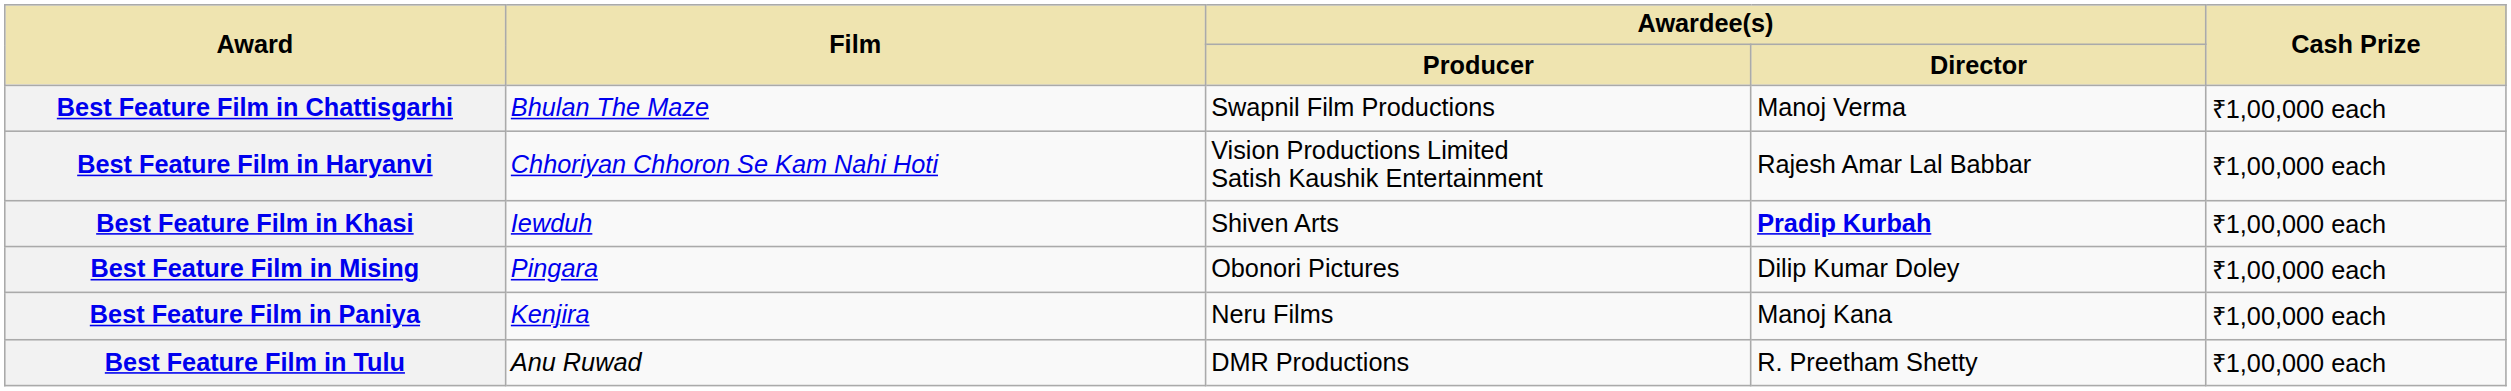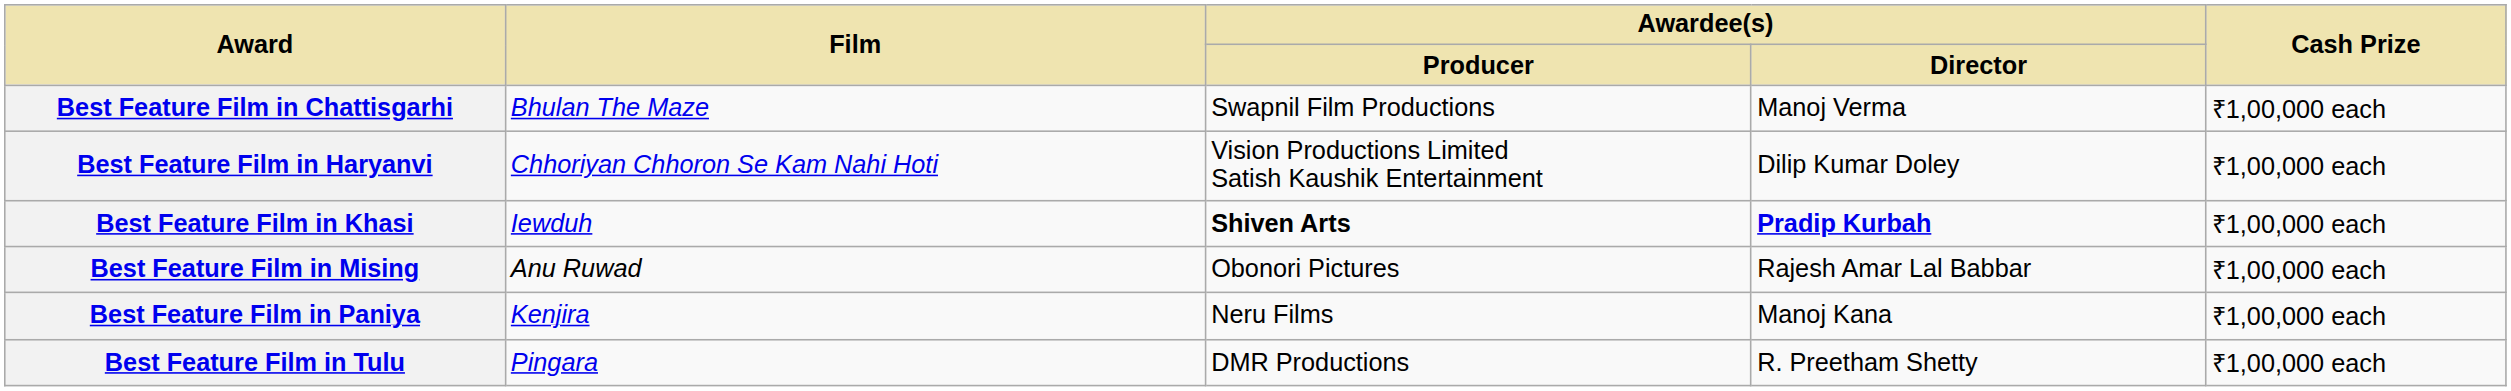(1894, 165) Rajesh Amar Lal Babbar -> (1858, 165) Dilip Kumar Doley
(1275, 222) normal -> (1281, 222) bold
(554, 269) Pingara -> (576, 269) Anu Ruwad
(1858, 269) Dilip Kumar Doley -> (1894, 269) Rajesh Amar Lal Babbar
(576, 362) Anu Ruwad -> (554, 362) Pingara
